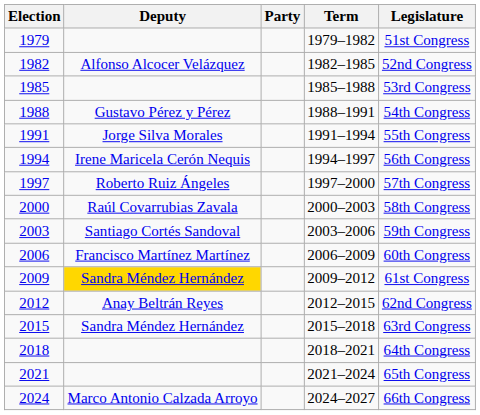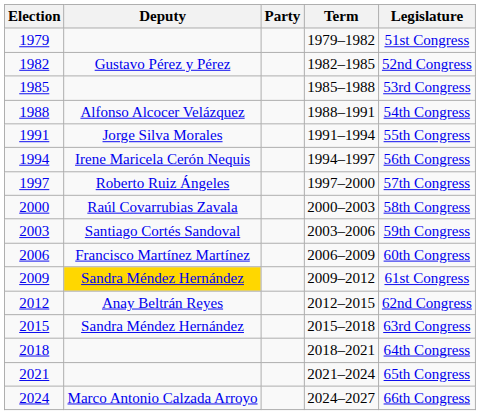(163, 64) Alfonso Alcocer Velázquez -> (163, 64) Gustavo Pérez y Pérez
(163, 111) Gustavo Pérez y Pérez -> (163, 111) Alfonso Alcocer Velázquez
